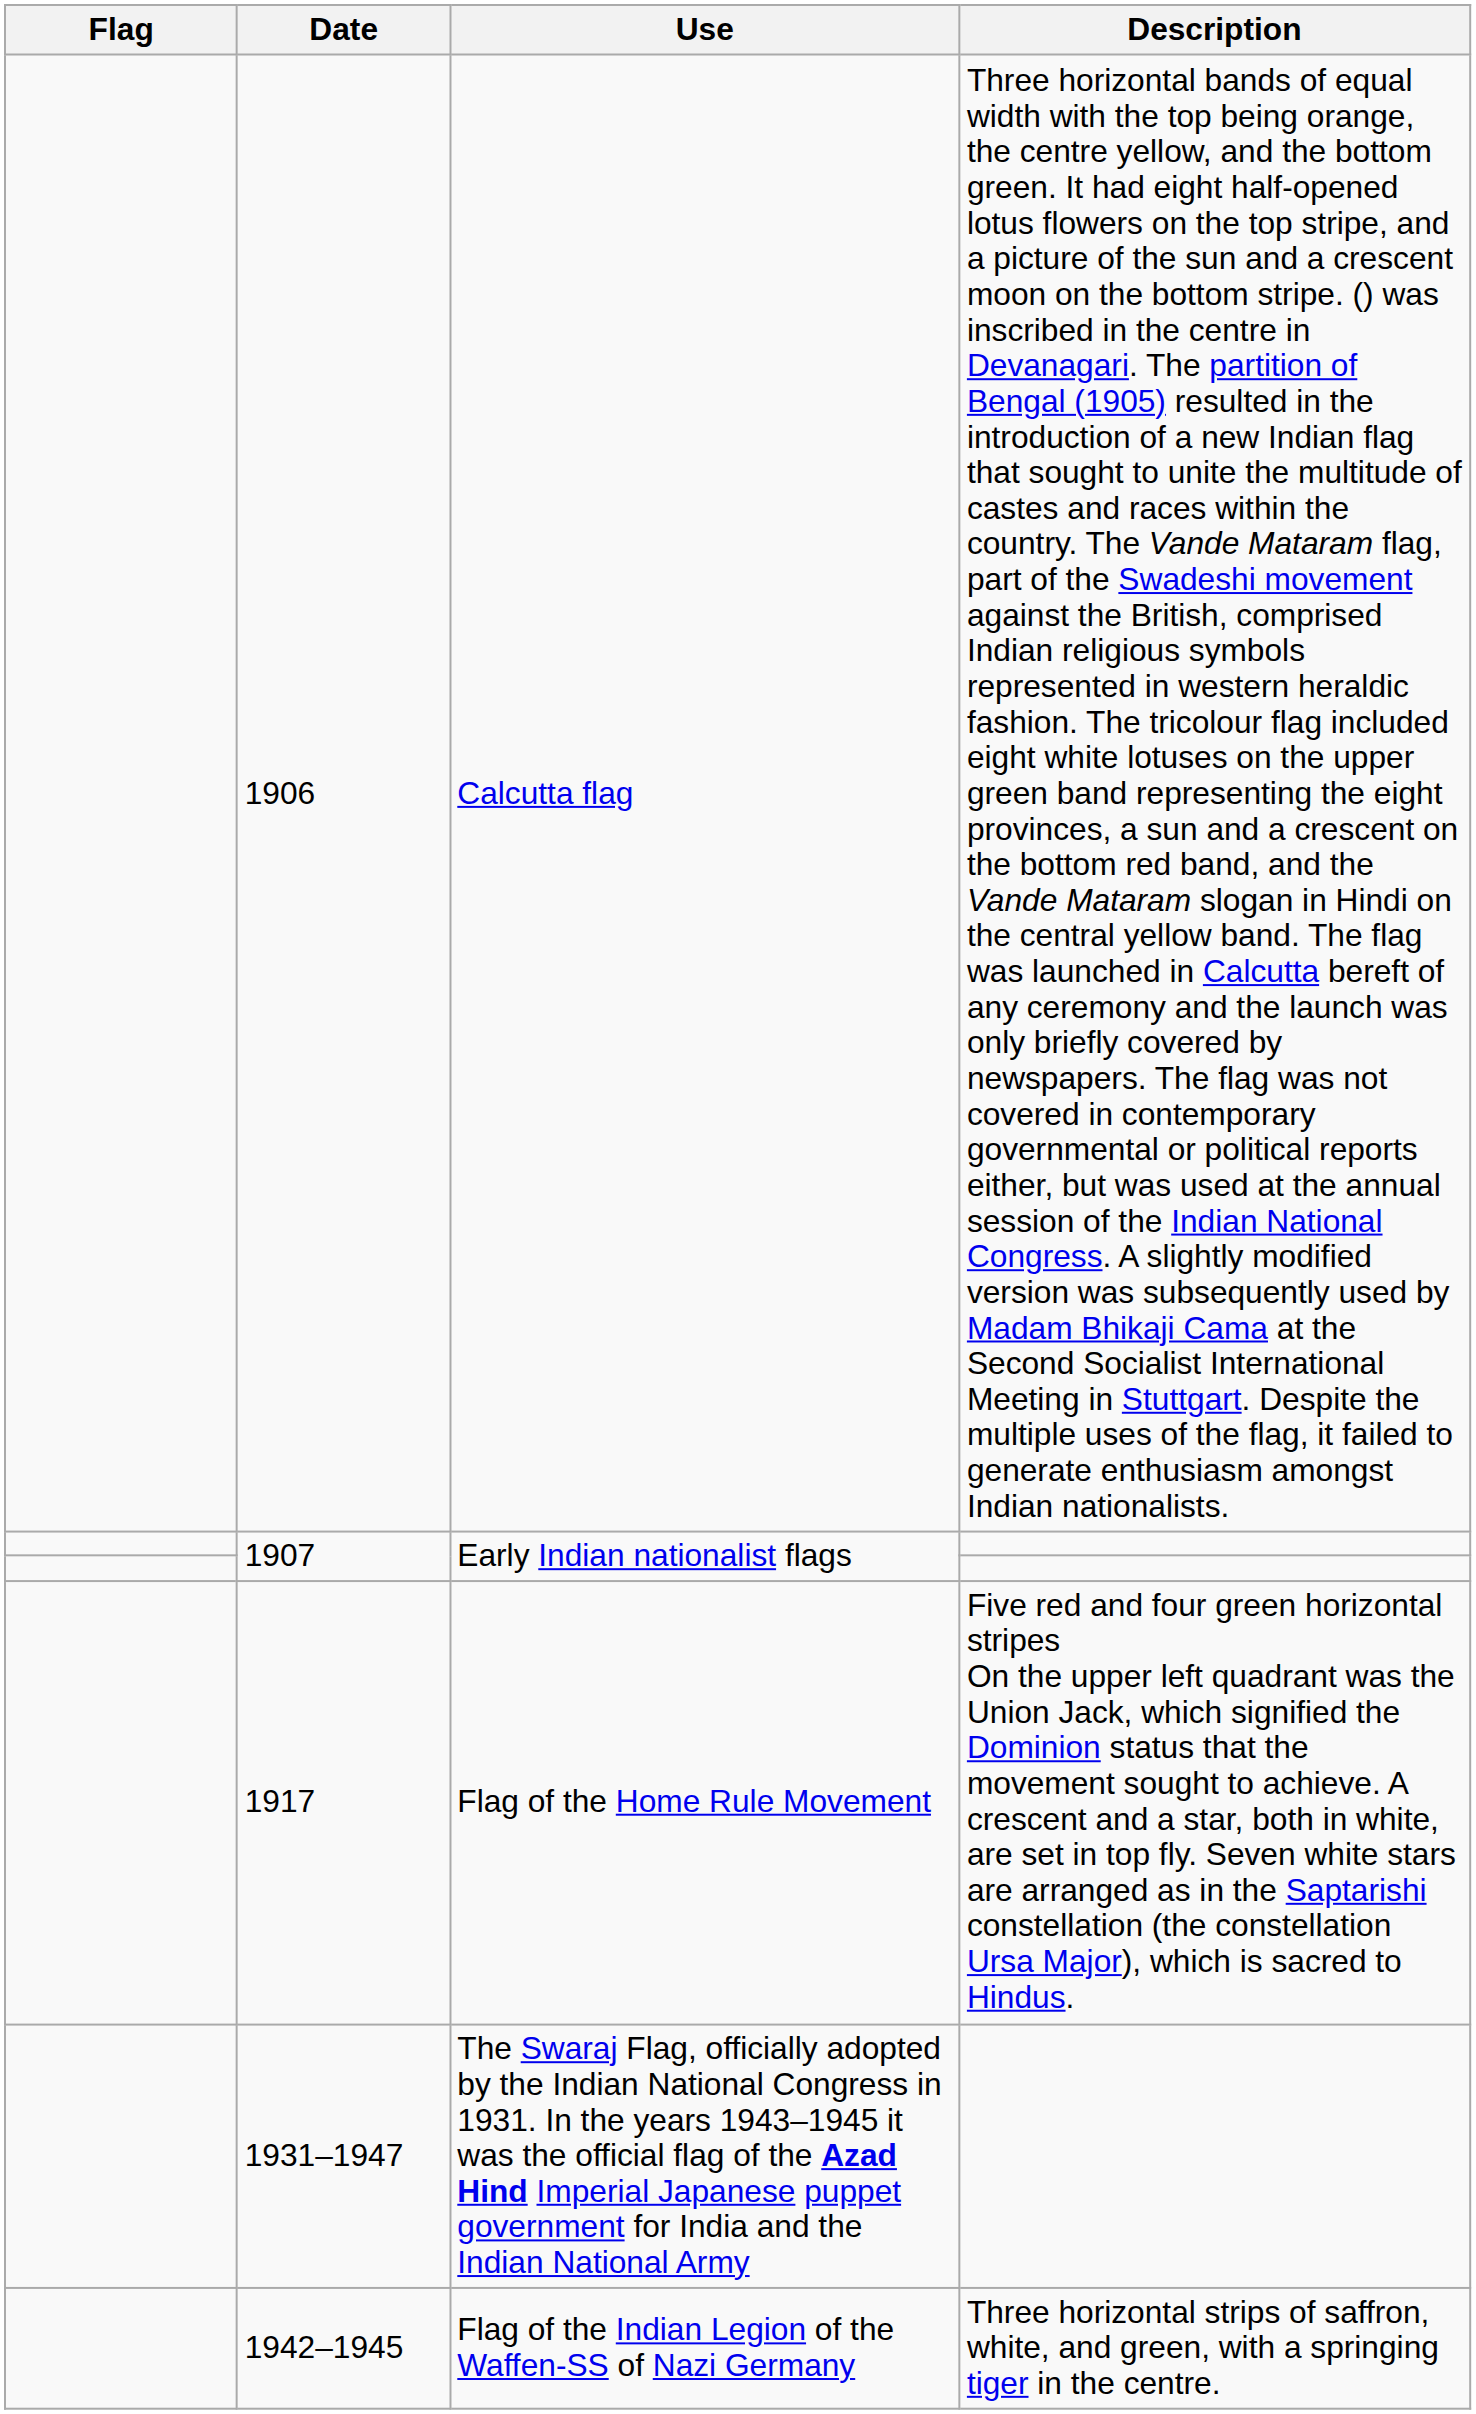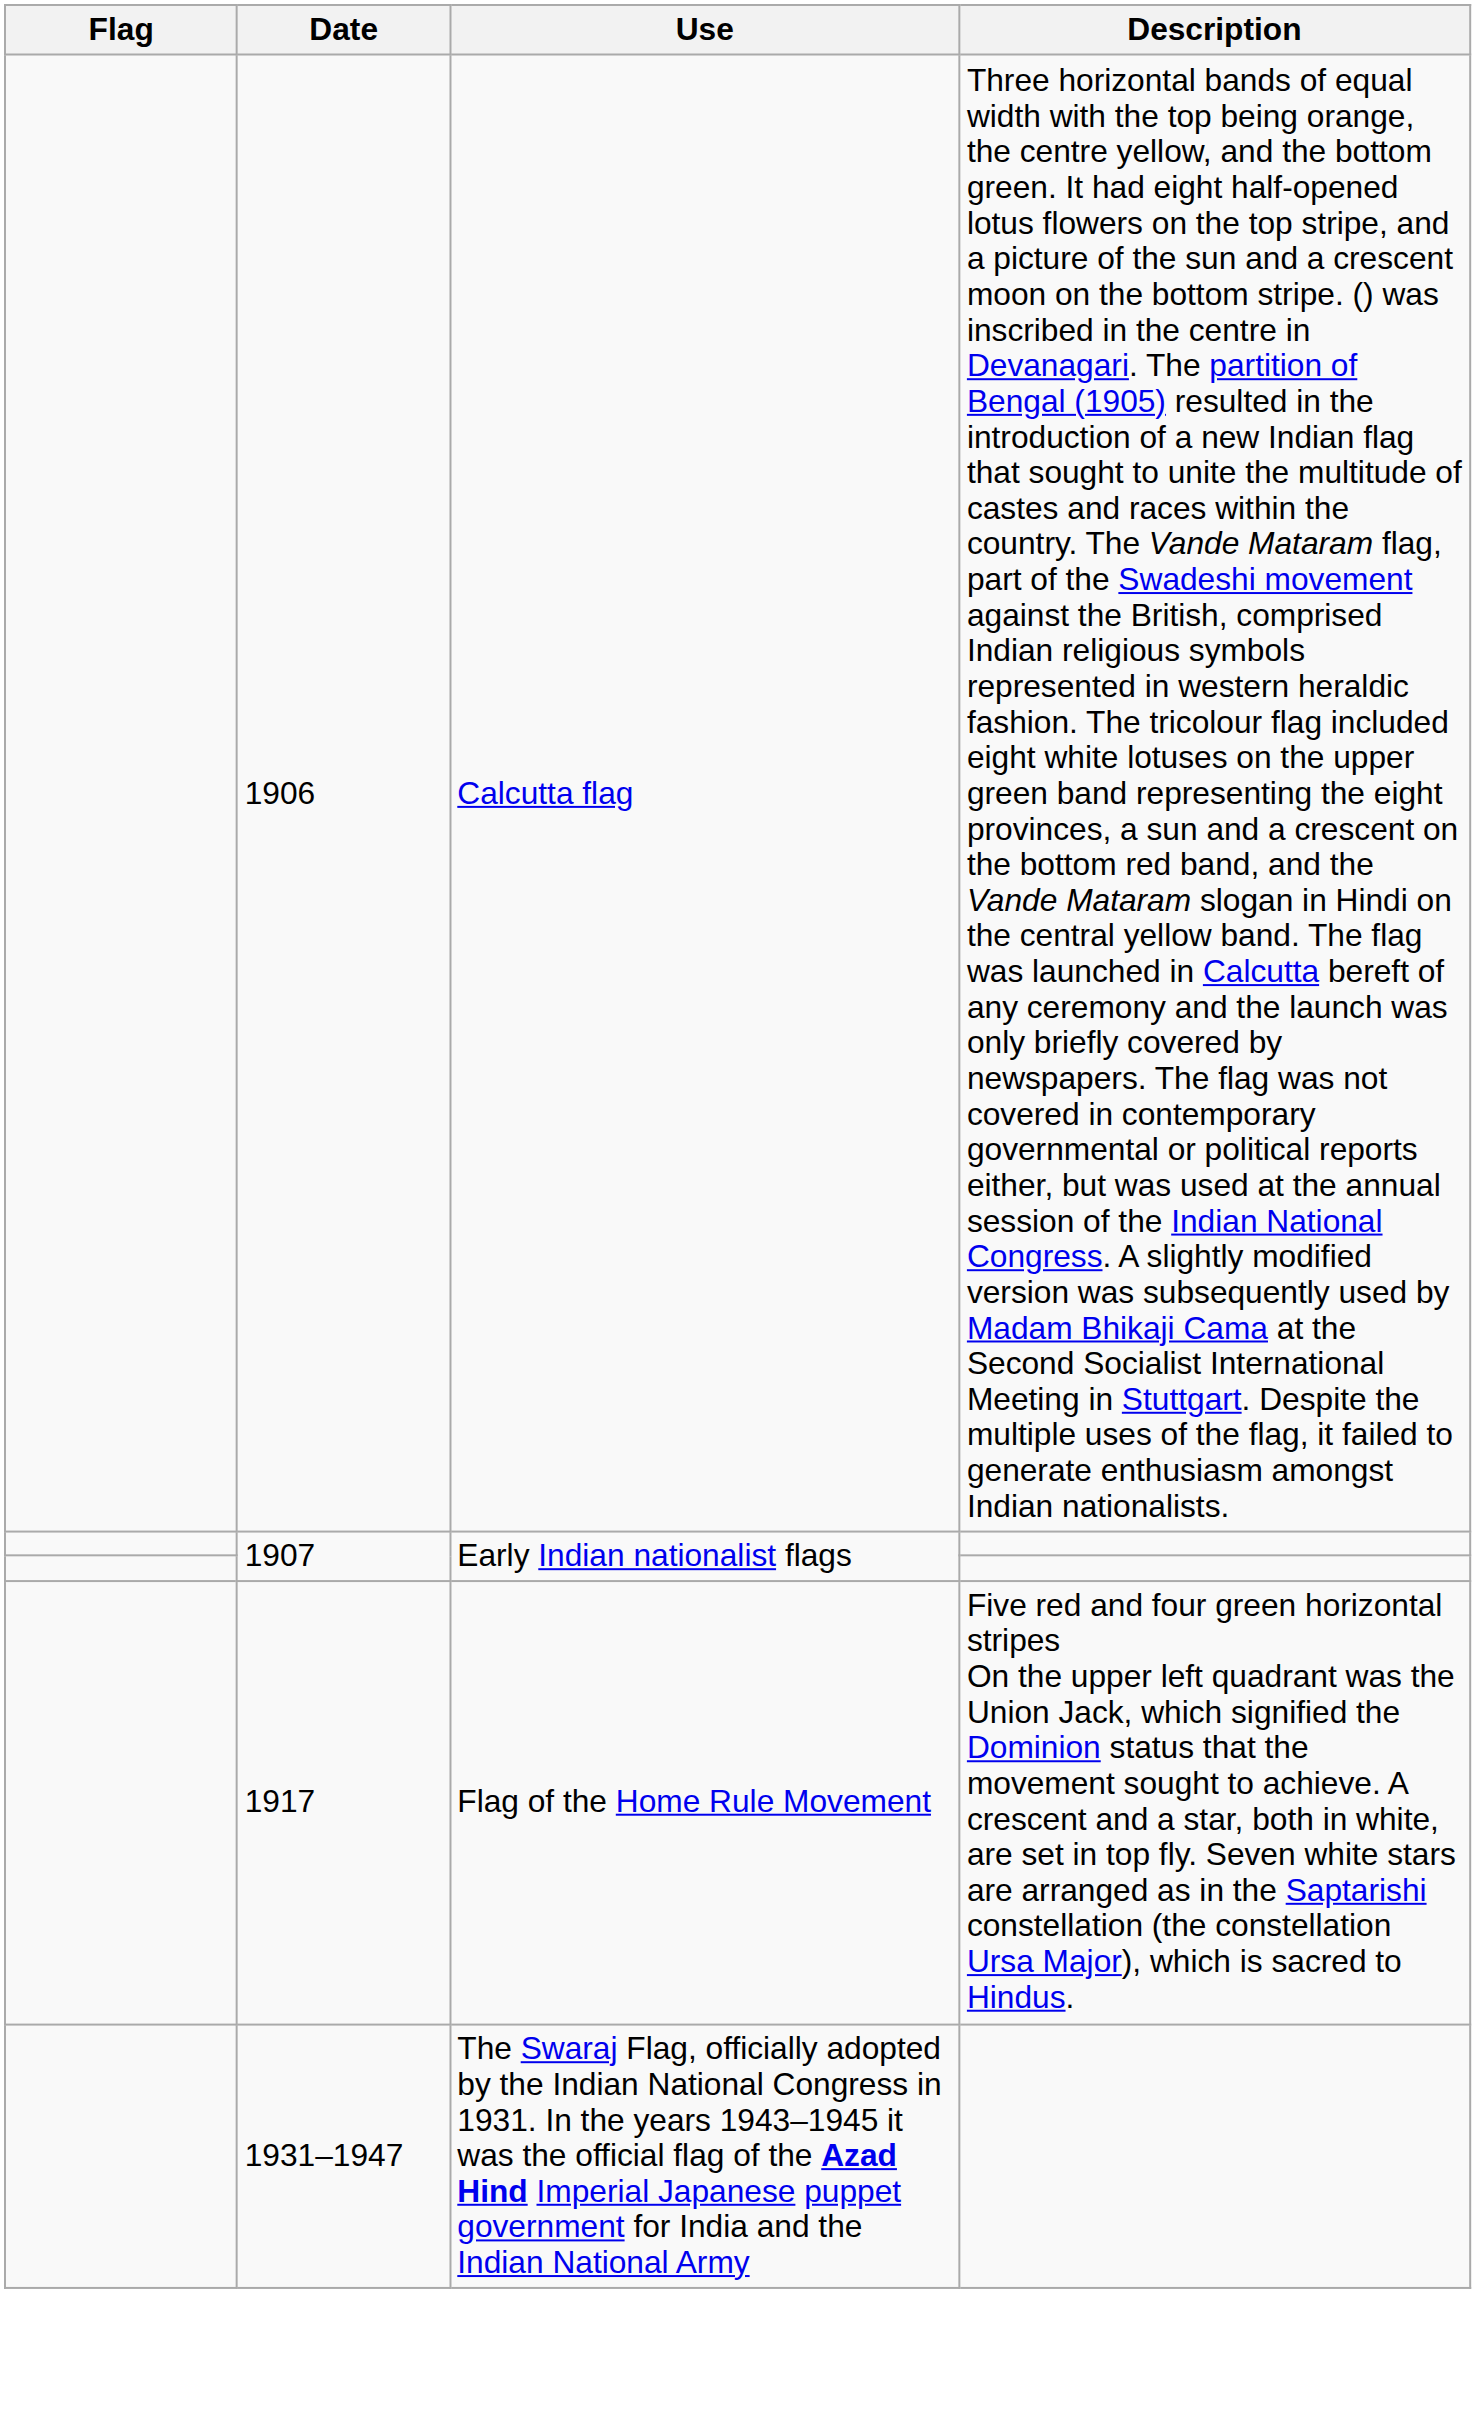- row: (324, 2347)
